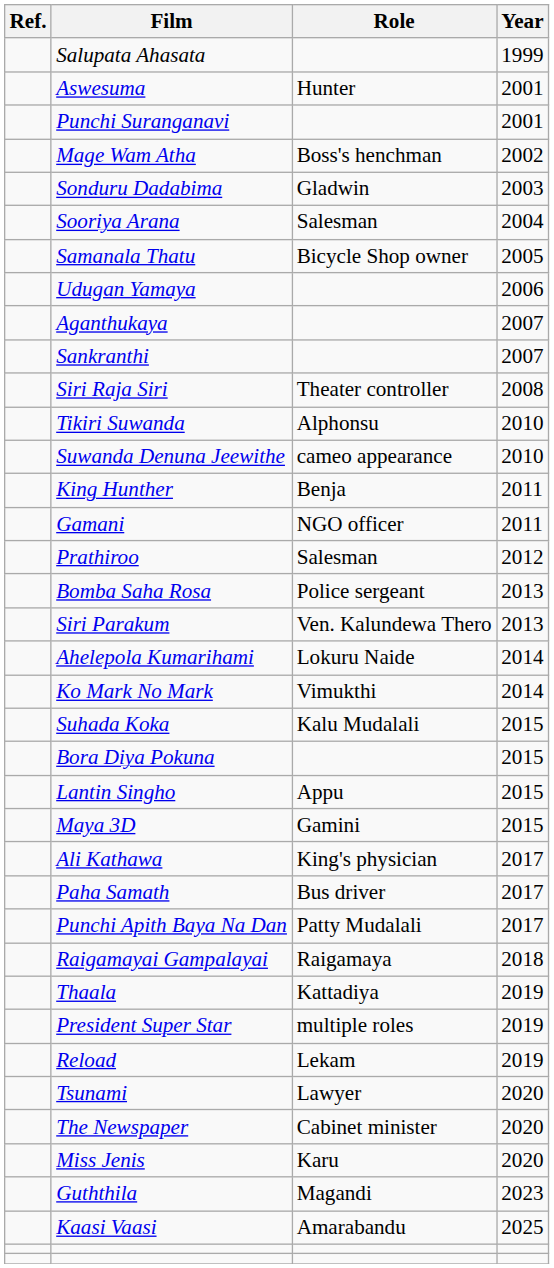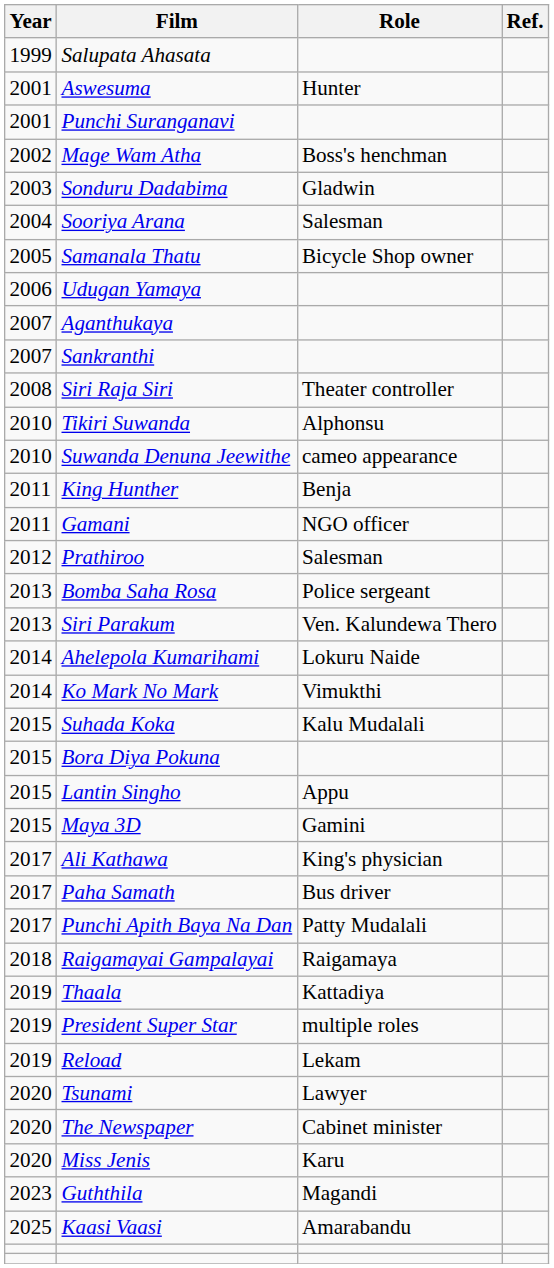columns swapped: (522, 21) <-> (28, 21)
